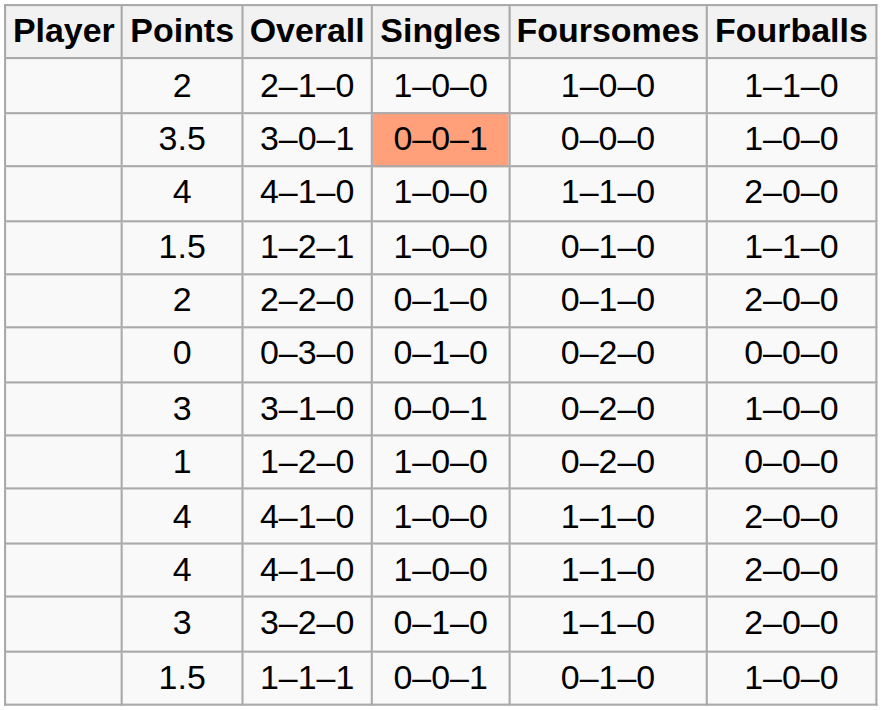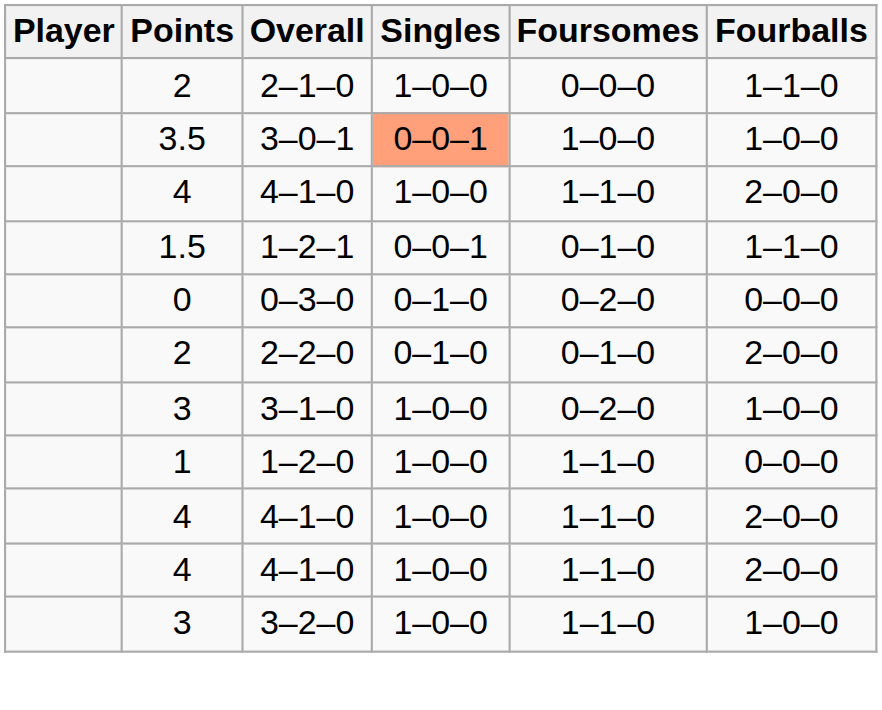(608, 85) 1–0–0 -> (608, 85) 0–0–0
(608, 138) 0–0–0 -> (608, 138) 1–0–0
(441, 246) 1–0–0 -> (441, 246) 0–0–1
rows swapped: (182, 300) <-> (182, 354)
(441, 407) 0–0–1 -> (441, 407) 1–0–0
(608, 461) 0–2–0 -> (608, 461) 1–1–0
(441, 623) 0–1–0 -> (441, 623) 1–0–0
(791, 623) 2–0–0 -> (791, 623) 1–0–0
- row: (182, 676)
